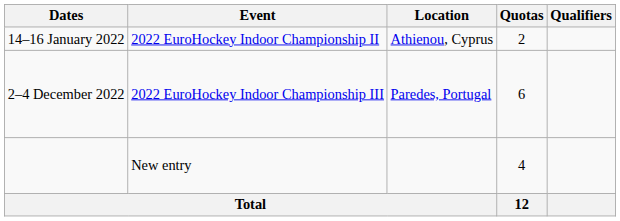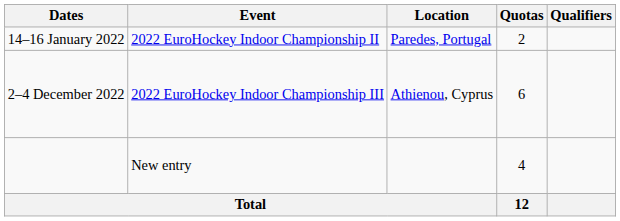(442, 38) Athienou, Cyprus -> (441, 38) Paredes, Portugal
(441, 93) Paredes, Portugal -> (442, 93) Athienou, Cyprus
